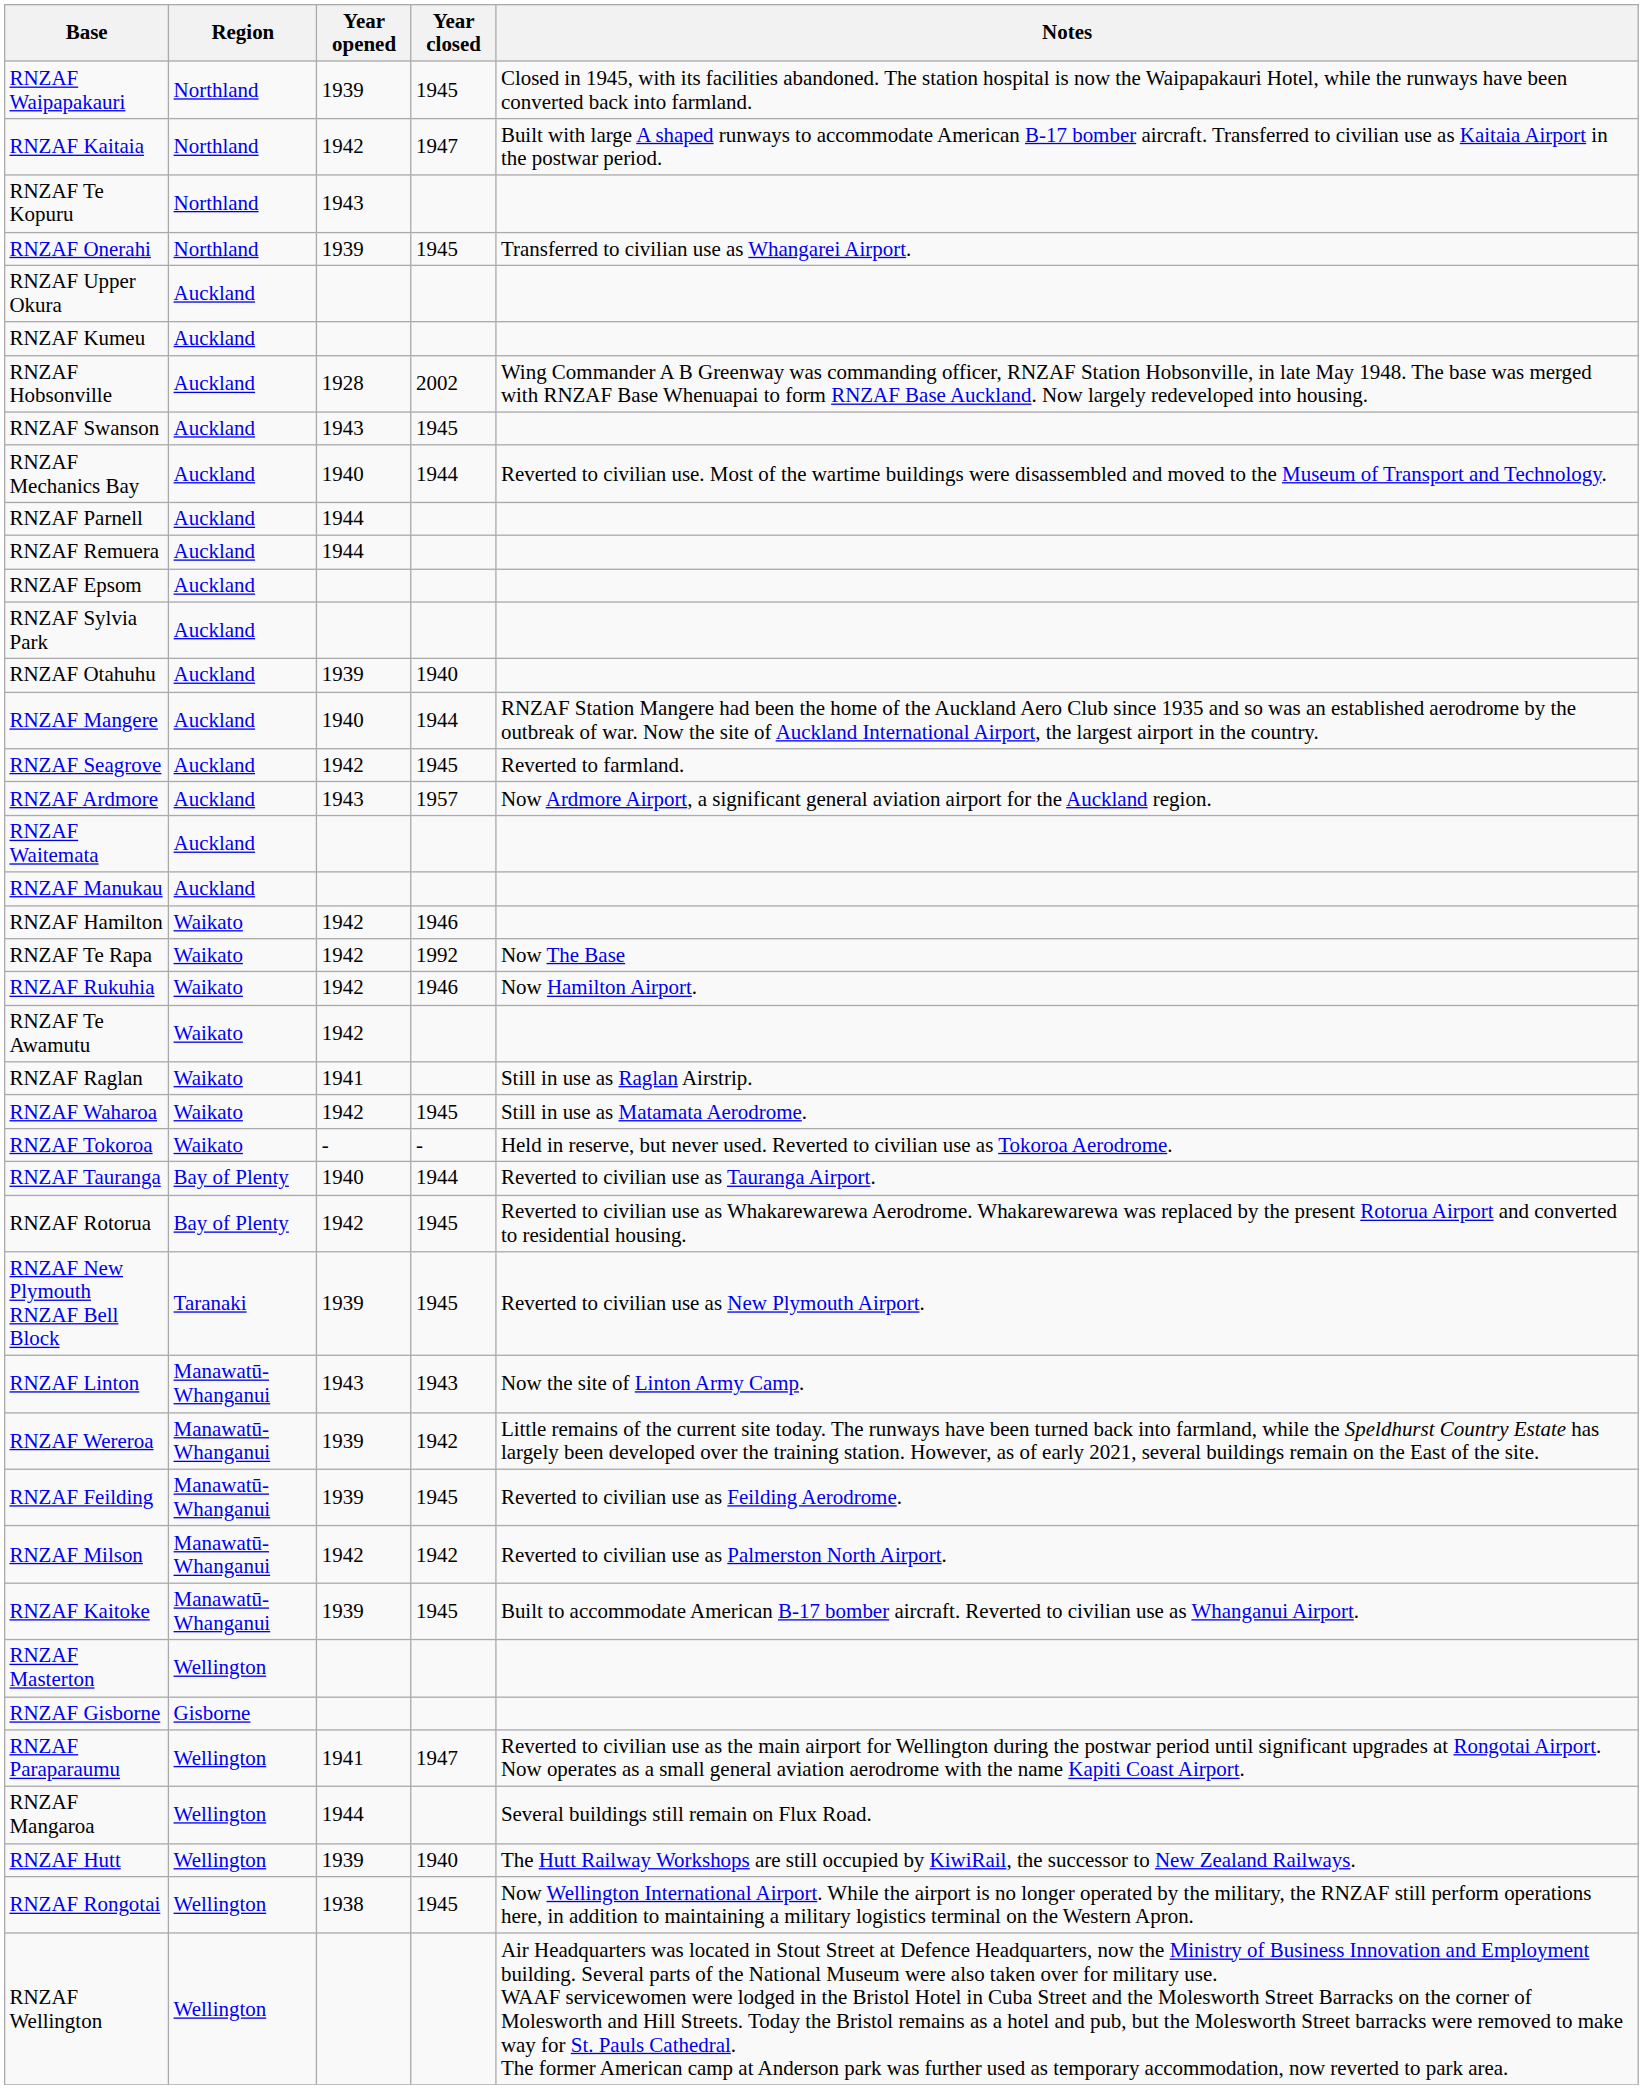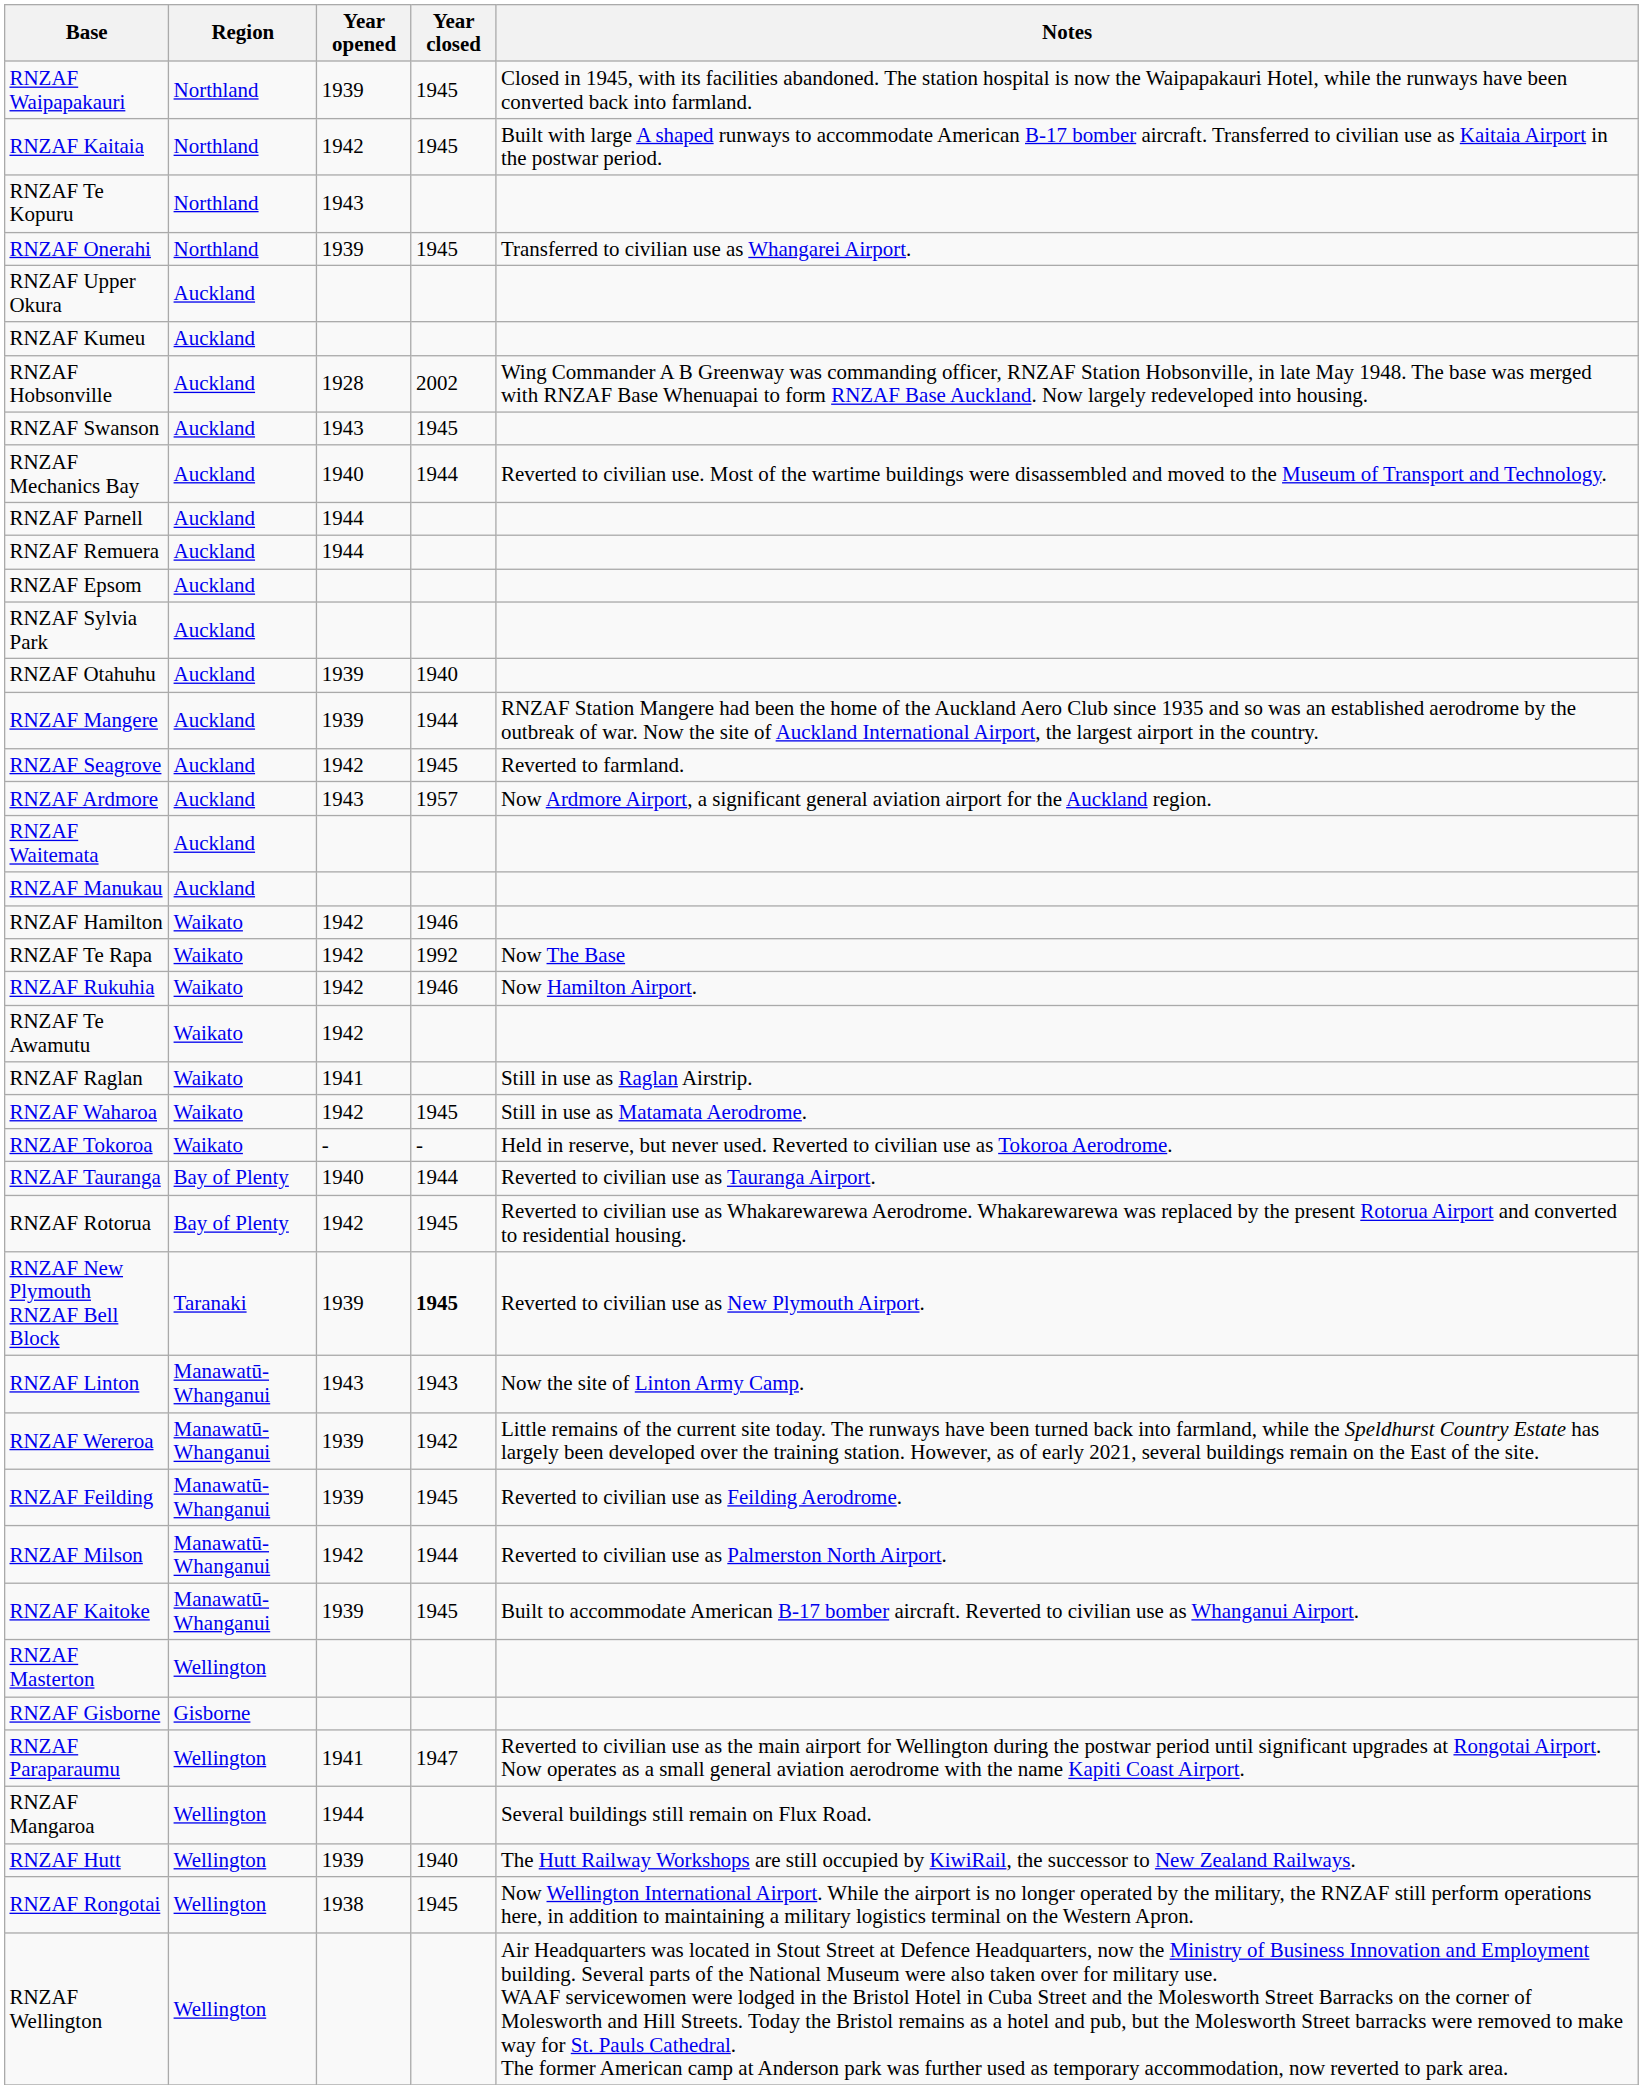(437, 146) 1947 -> (437, 146) 1945
(343, 720) 1940 -> (343, 720) 1939
(437, 1303) normal -> (437, 1303) bold
(437, 1554) 1942 -> (437, 1554) 1944
